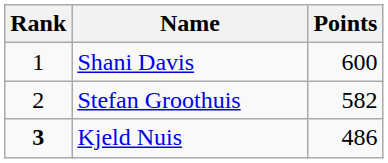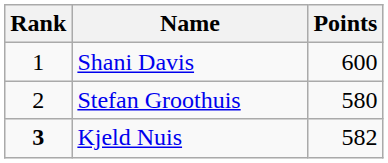(359, 99) 582 -> (359, 99) 580
(359, 137) 486 -> (359, 137) 582
